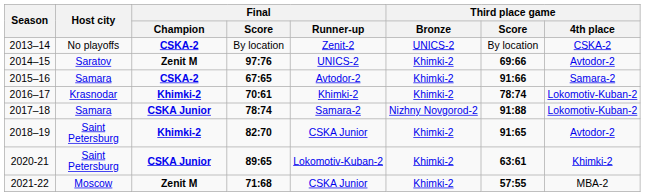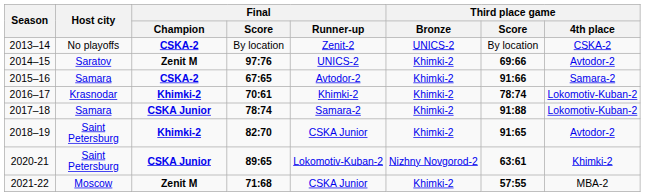(433, 111) Nizhny Novgorod-2 -> (433, 111) Khimki-2
(433, 161) Khimki-2 -> (433, 161) Nizhny Novgorod-2
